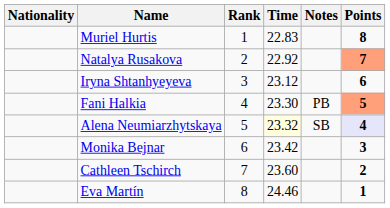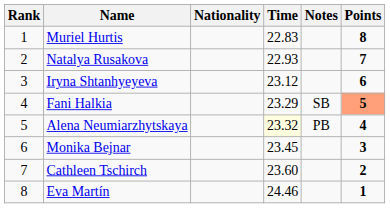columns swapped: (244, 15) <-> (41, 15)
(283, 59) 22.92 -> (283, 59) 22.93
(363, 59) lightsalmon background -> (363, 59) no background
(283, 103) 23.30 -> (283, 103) 23.29
(321, 103) PB -> (321, 103) SB
(321, 125) SB -> (321, 125) PB
(363, 125) lavender background -> (363, 125) no background
(283, 147) 23.42 -> (283, 147) 23.45
